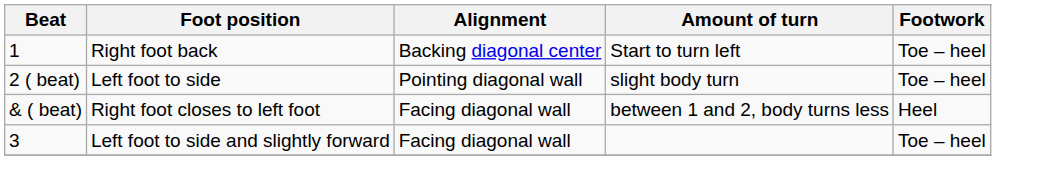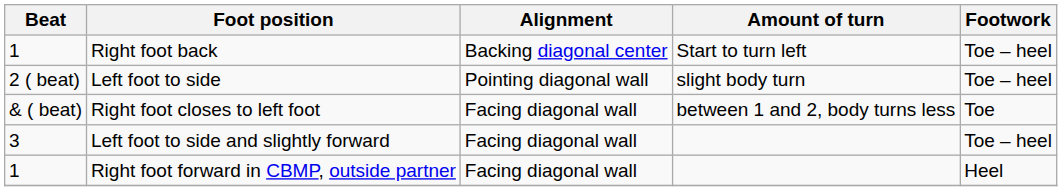(918, 110) Heel -> (980, 110) Toe
+ row: (273, 170)
